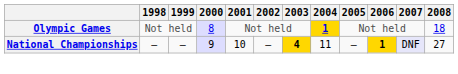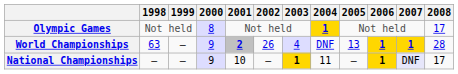(439, 29) 18 -> (439, 29) 17
+ row: (72, 45)
(297, 45) 4 -> (297, 61) 1
(439, 45) 27 -> (439, 61) 17
